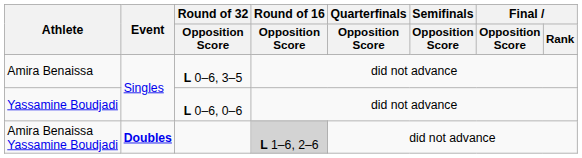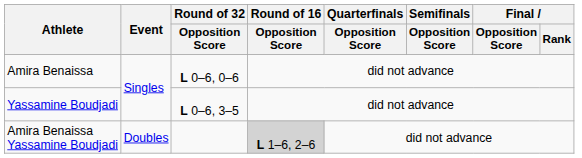(213, 78) L 0–6, 3–5 -> (210, 78) L 0–6, 0–6
(213, 111) L 0–6, 0–6 -> (210, 111) L 0–6, 3–5
(148, 137) bold -> (146, 137) normal
